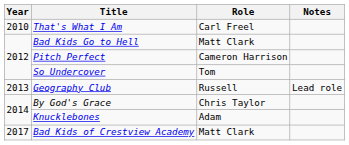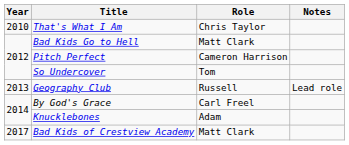(227, 27) Carl Freel -> (232, 27) Chris Taylor
(232, 102) Chris Taylor -> (227, 102) Carl Freel
